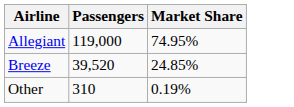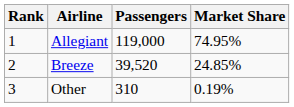+ column: (26, 16)
